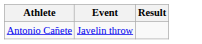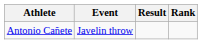+ column: (183, 13)
